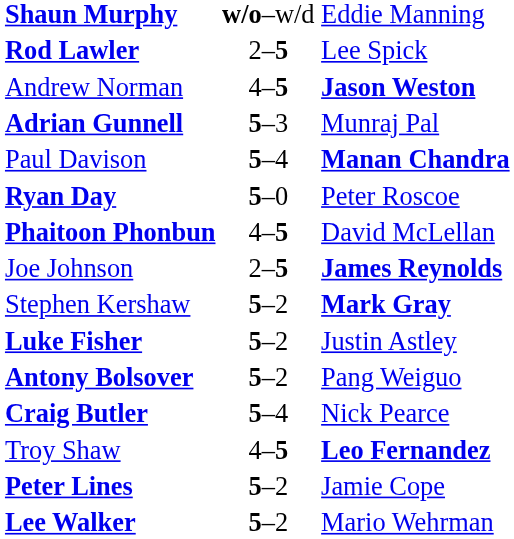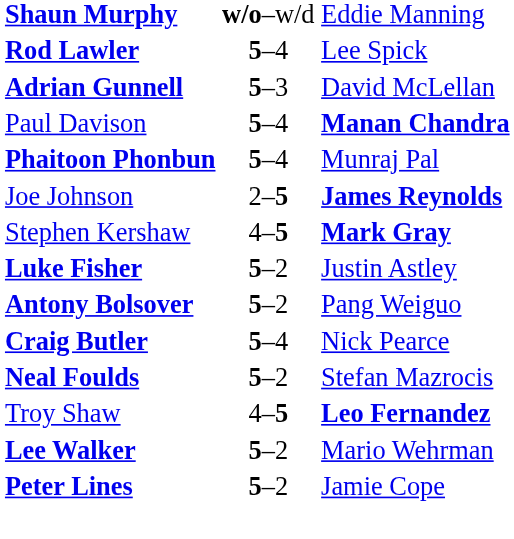(268, 50) 2–5 -> (268, 50) 5–4
- row: (94, 87)
(380, 123) Munraj Pal -> (408, 87) David McLellan
- row: (61, 195)
(268, 232) 4–5 -> (268, 159) 5–4
(408, 232) David McLellan -> (380, 159) Munraj Pal
(268, 304) 5–2 -> (268, 232) 4–5
+ row: (72, 377)
rows swapped: (69, 486) <-> (70, 522)
